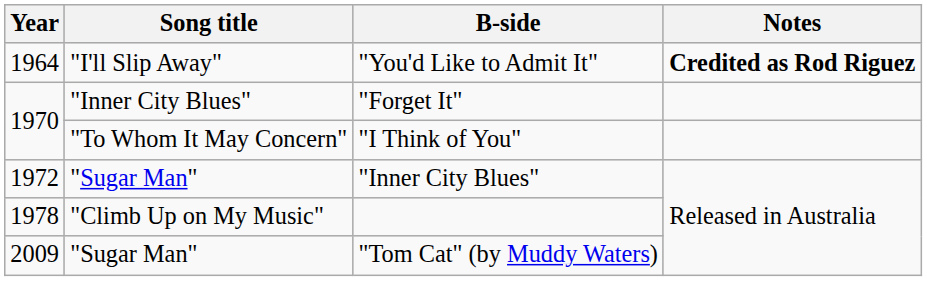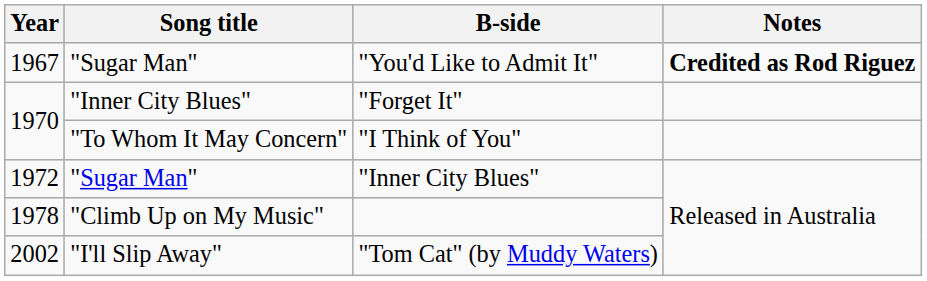(35, 62) 1964 -> (35, 62) 1967
(146, 62) "I'll Slip Away" -> (134, 62) "Sugar Man"
(35, 255) 2009 -> (35, 255) 2002
(134, 255) "Sugar Man" -> (146, 255) "I'll Slip Away"
